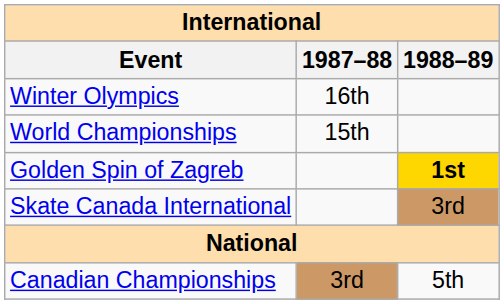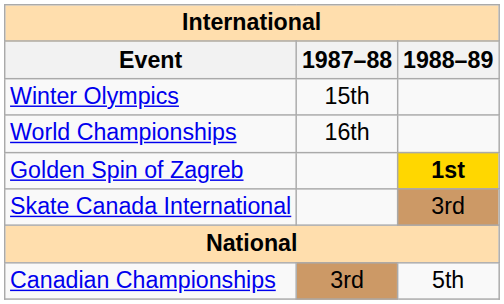(347, 96) 16th -> (347, 96) 15th
(347, 133) 15th -> (347, 133) 16th
